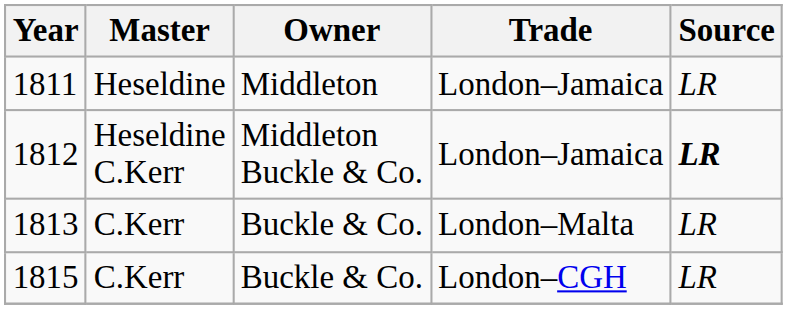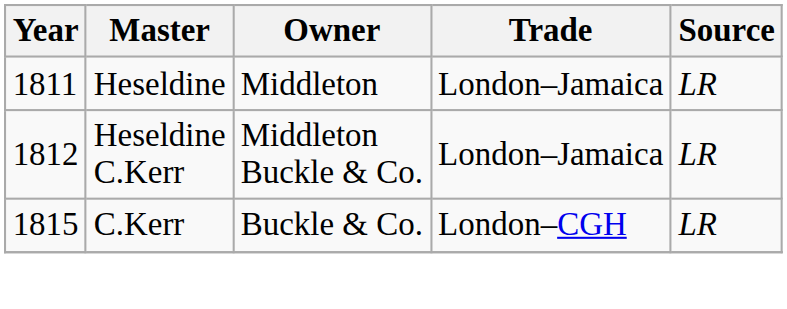(700, 153) bold -> (698, 153) normal
- row: (46, 224)
